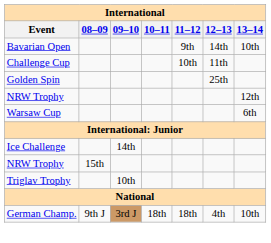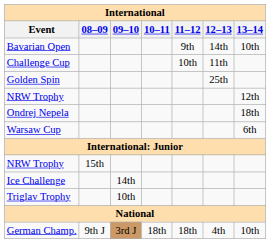+ row: (38, 113)
rows swapped: (36, 146) <-> (35, 163)
